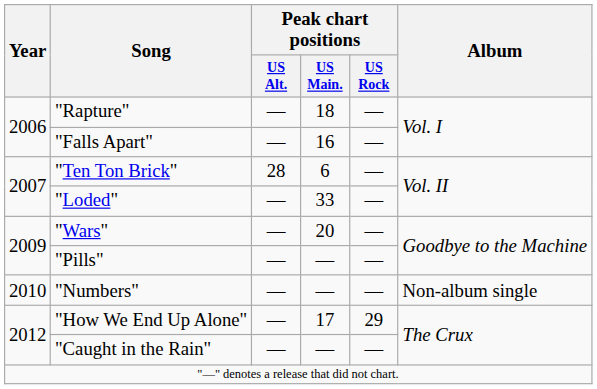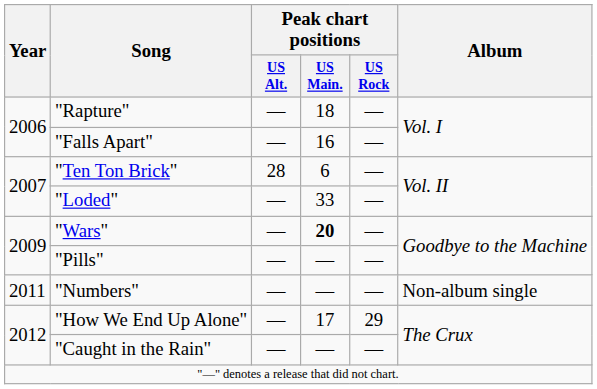(325, 230) normal -> (325, 230) bold
(28, 290) 2010 -> (27, 290) 2011
